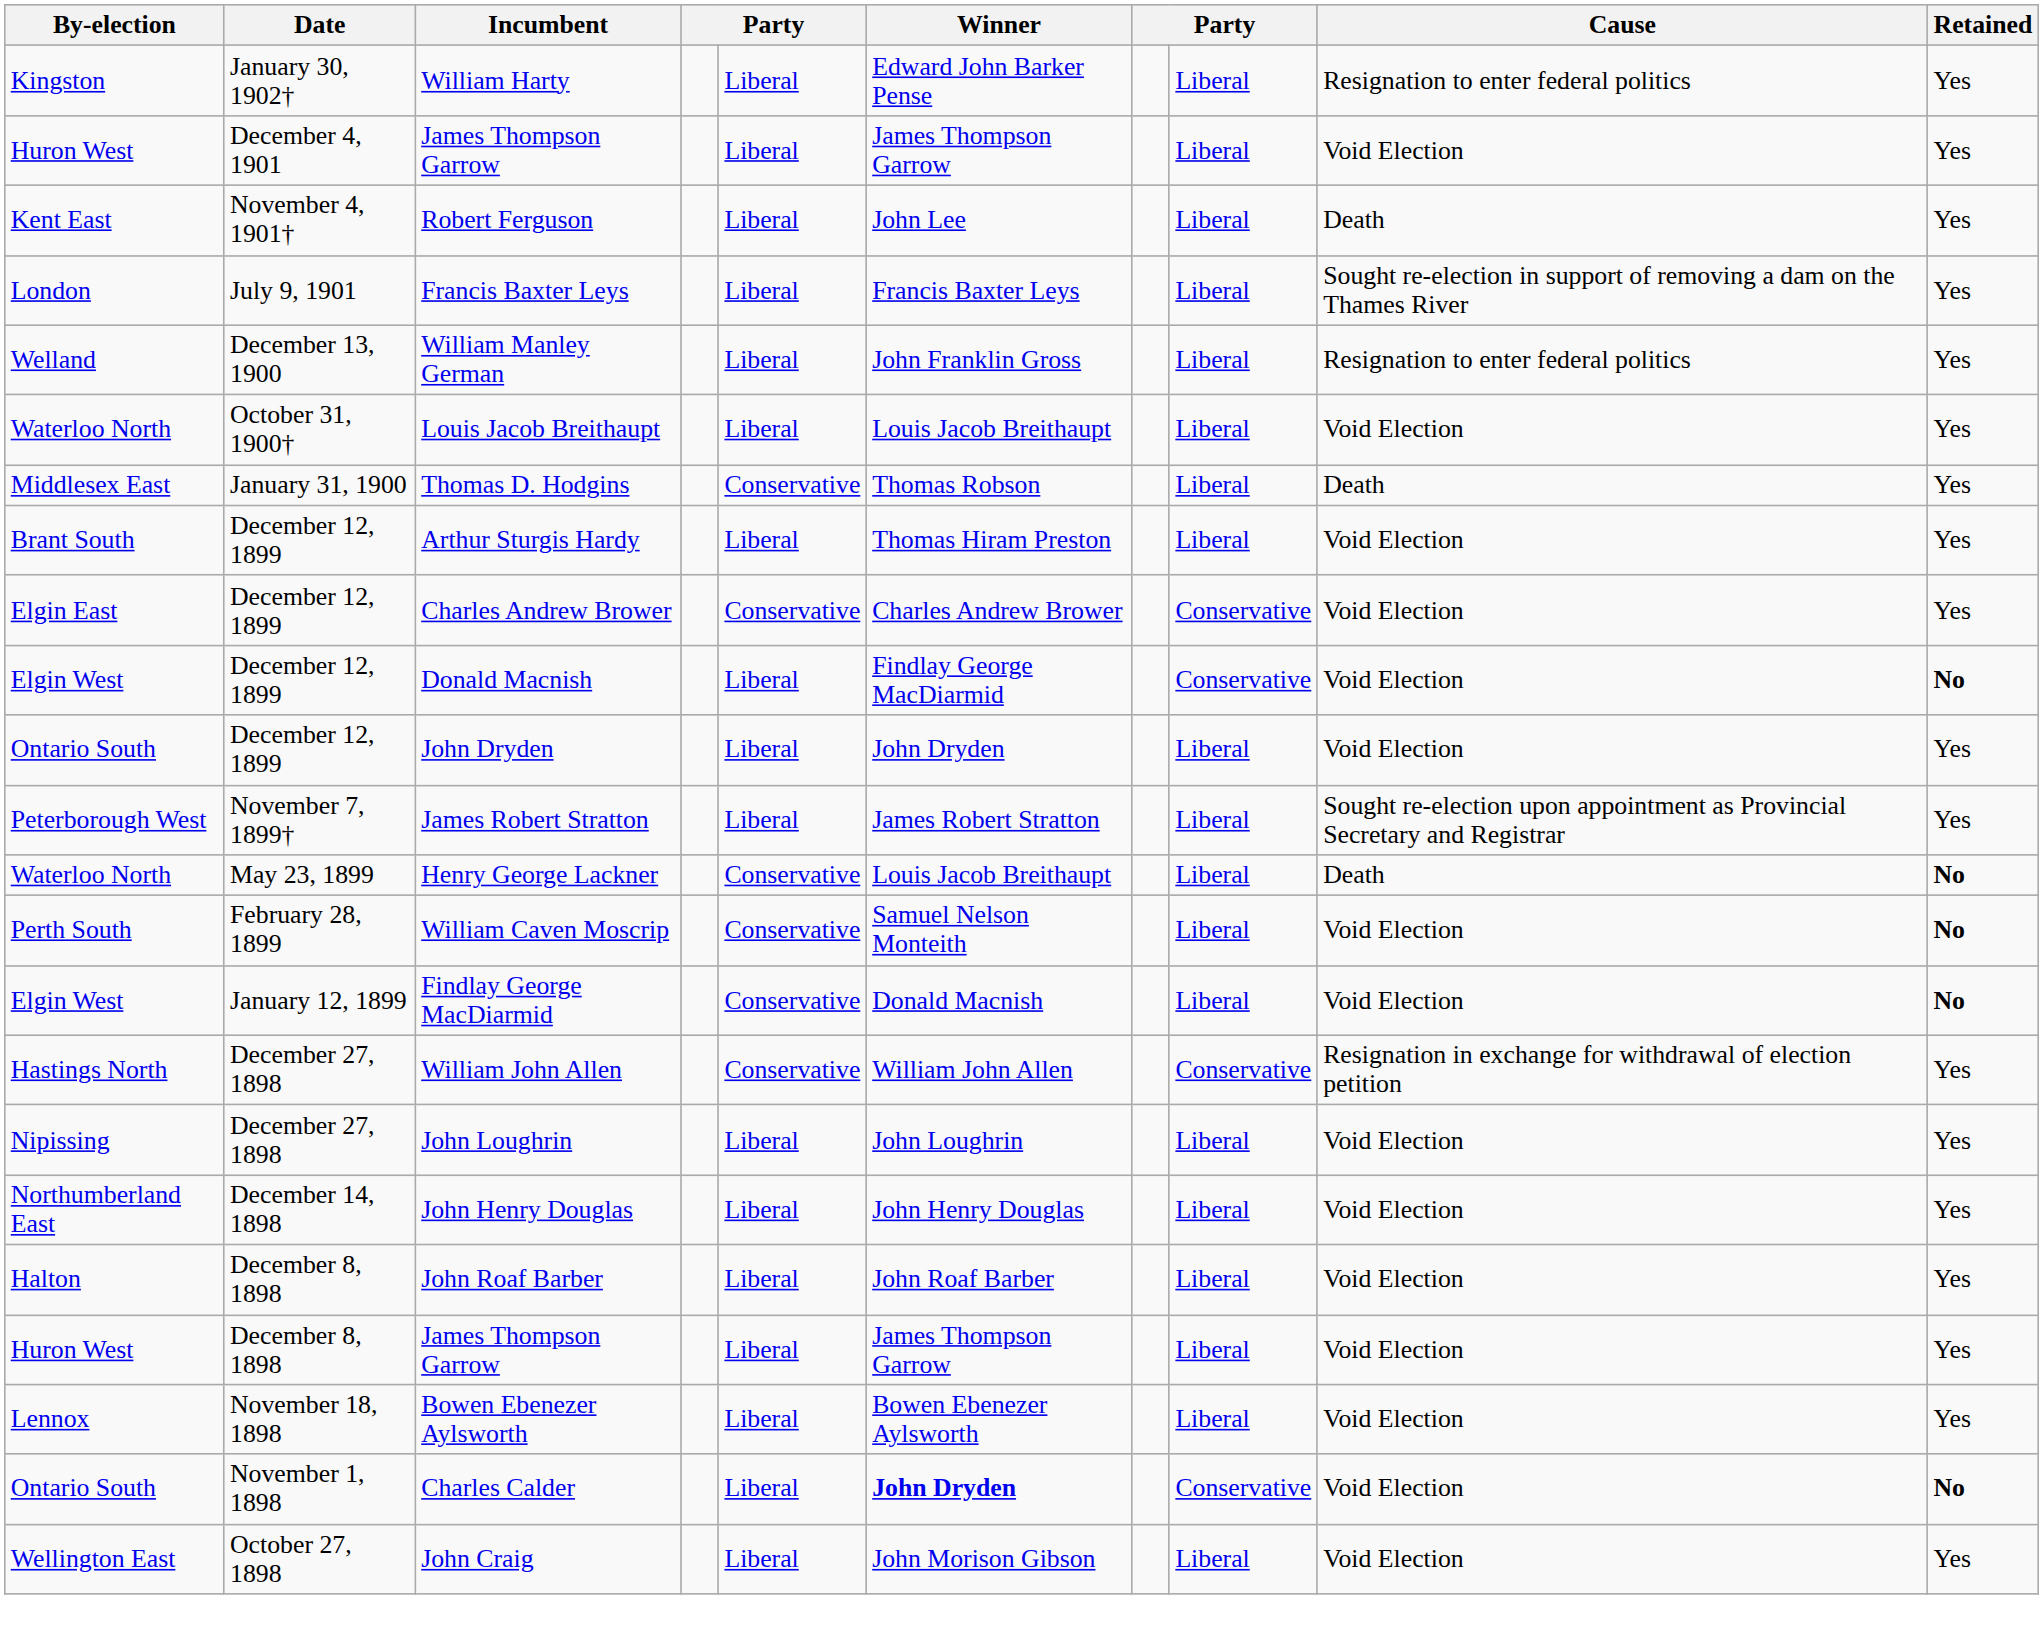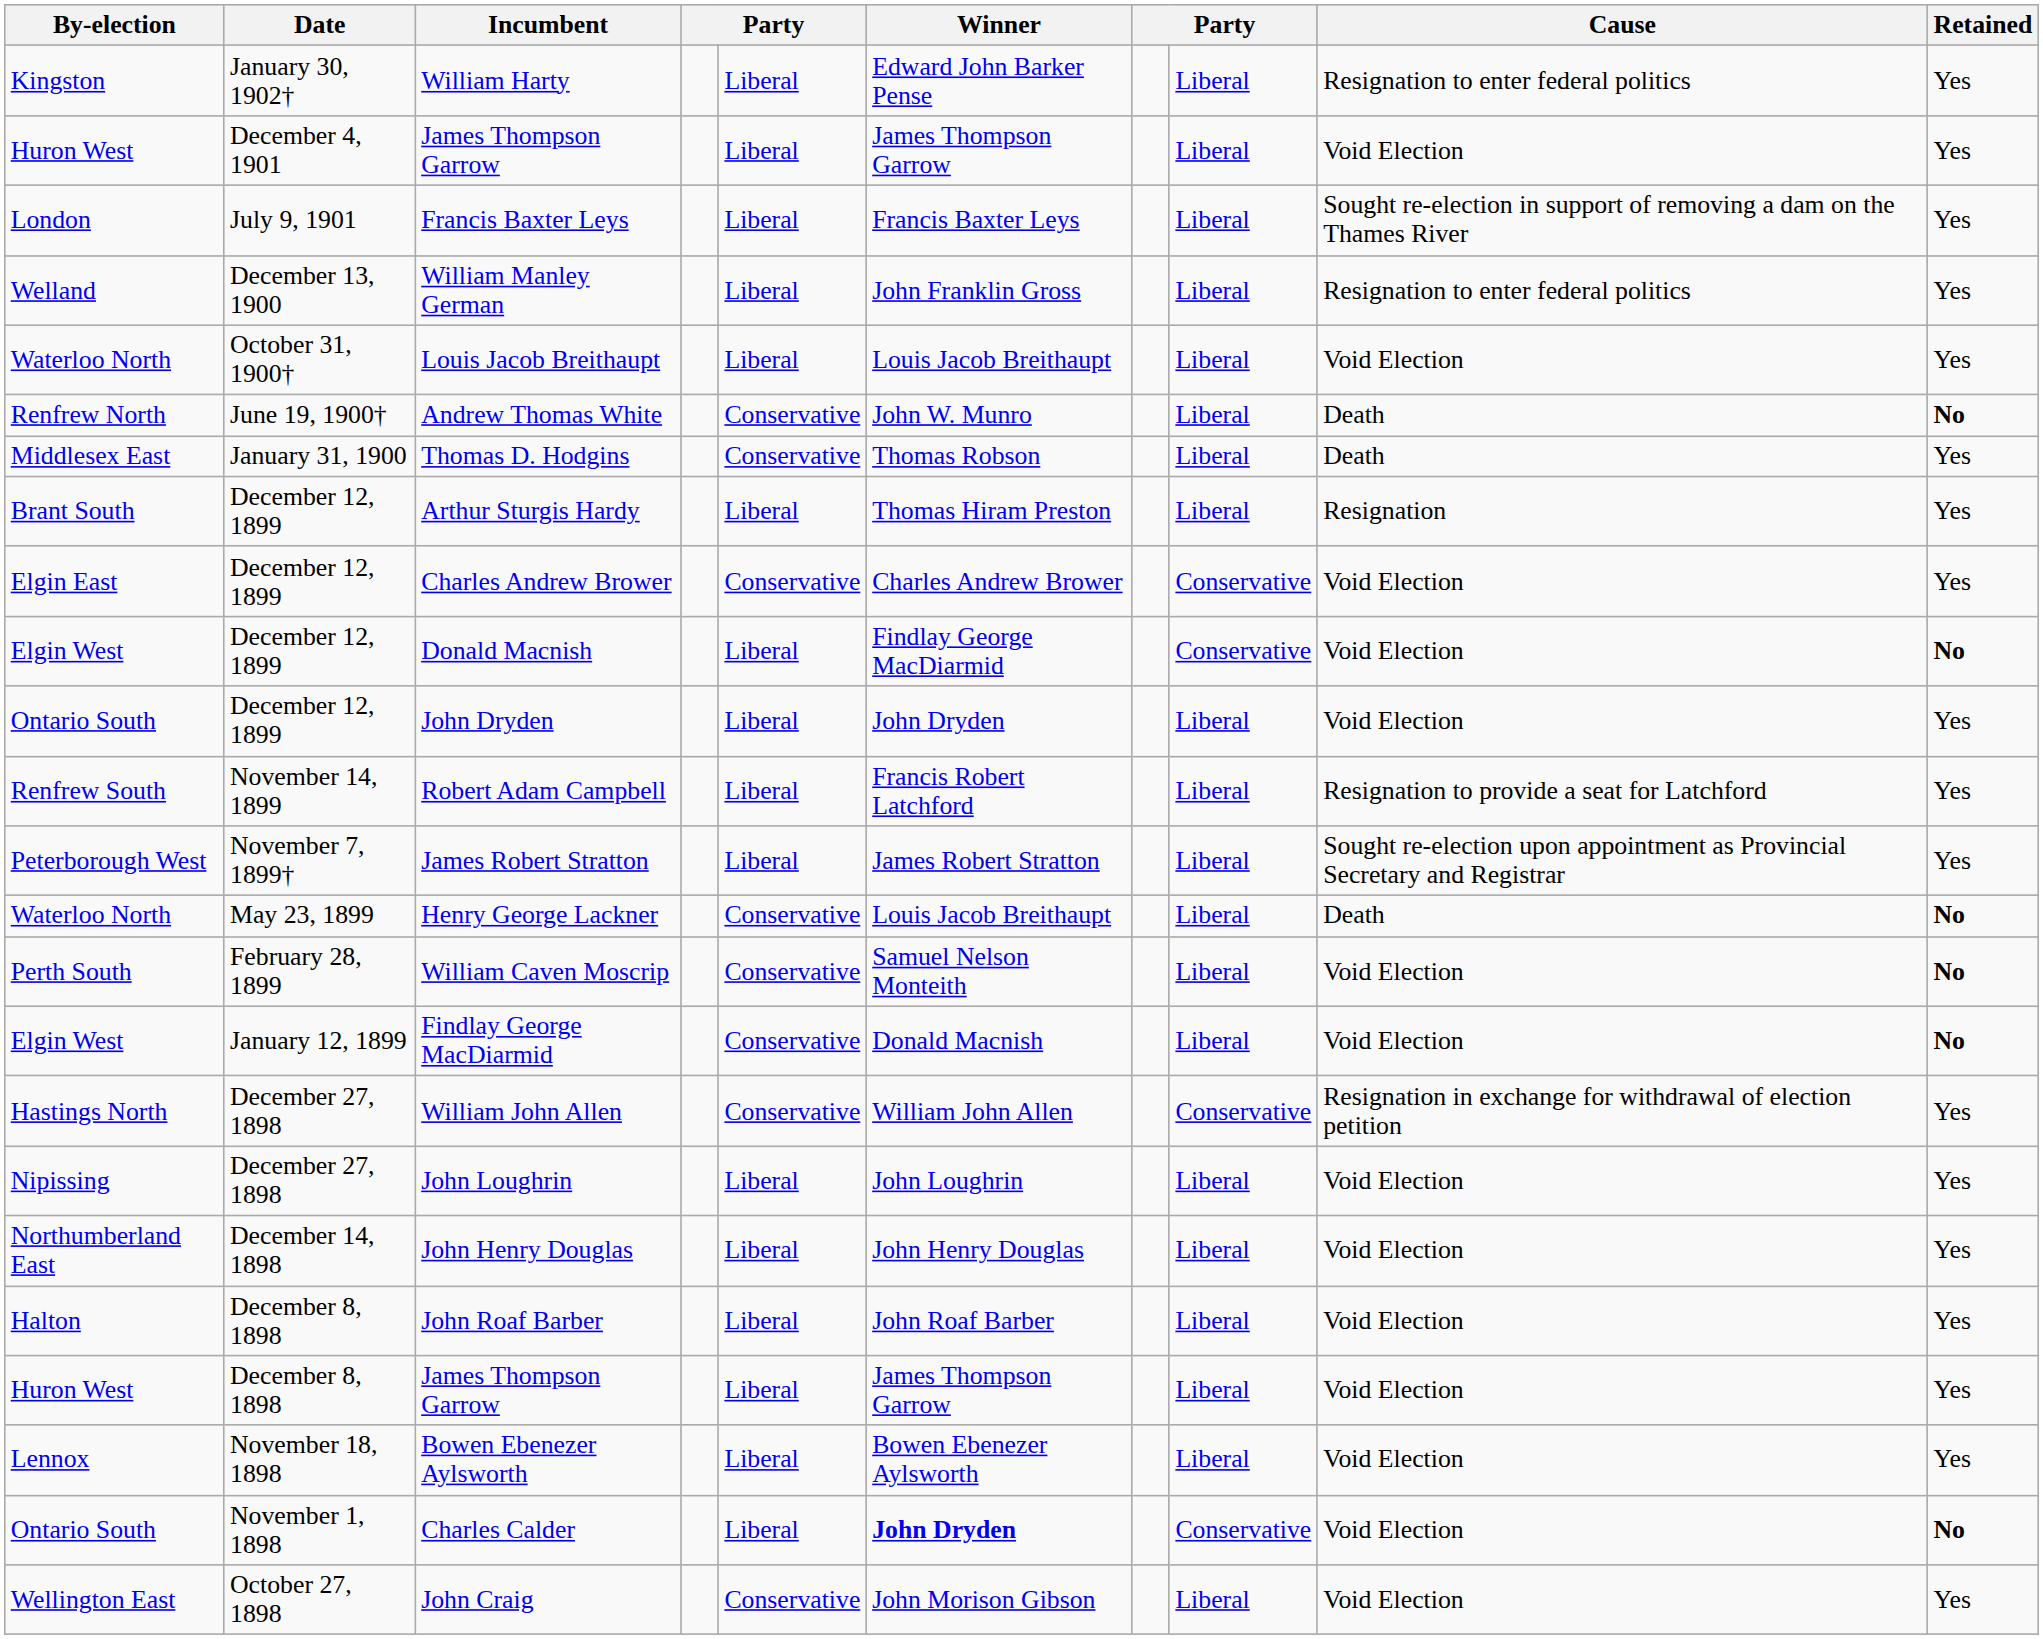- row: (297, 219)
+ row: (308, 414)
(1393, 540) Void Election -> (1385, 511) Resignation
+ row: (304, 790)
(762, 1558) Liberal -> (792, 1599) Conservative
